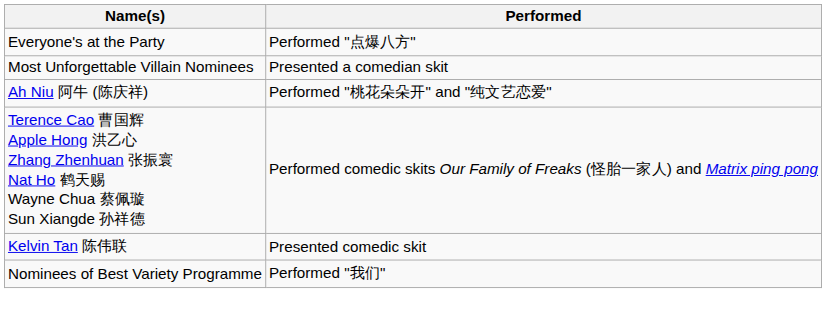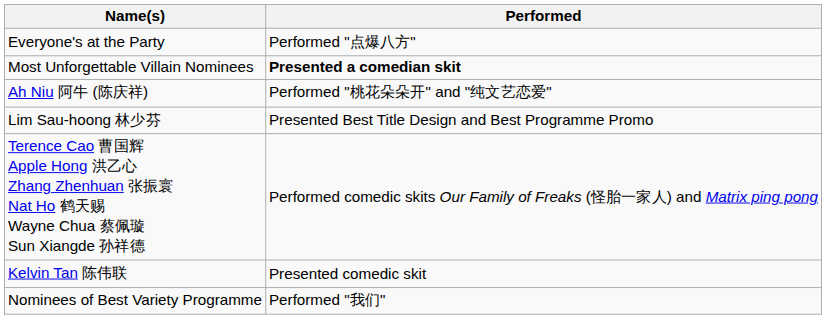(359, 67) normal -> (365, 67) bold
+ row: (84, 119)
